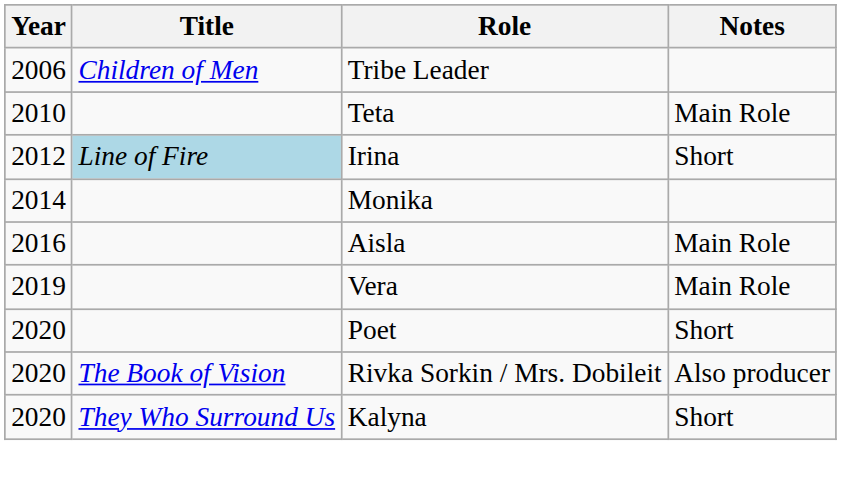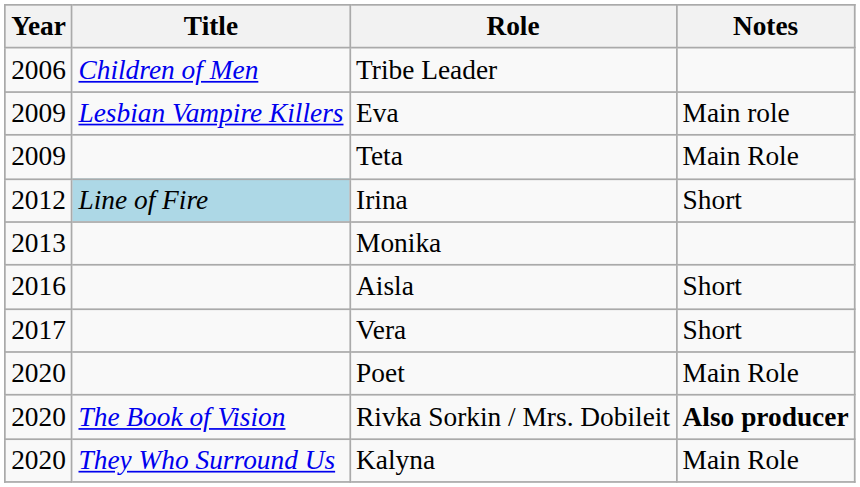+ row: (377, 112)
(39, 112) 2010 -> (39, 156) 2009
(39, 199) 2014 -> (39, 243) 2013
(732, 243) Main Role -> (712, 286) Short
(39, 286) 2019 -> (39, 329) 2017
(732, 286) Main Role -> (712, 329) Short
(704, 329) Short -> (741, 373) Main Role
(752, 373) normal -> (766, 416) bold
(704, 416) Short -> (741, 460) Main Role
